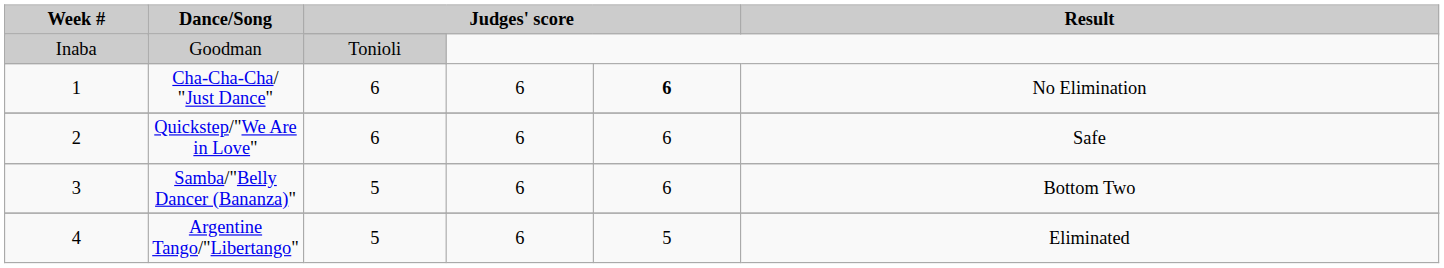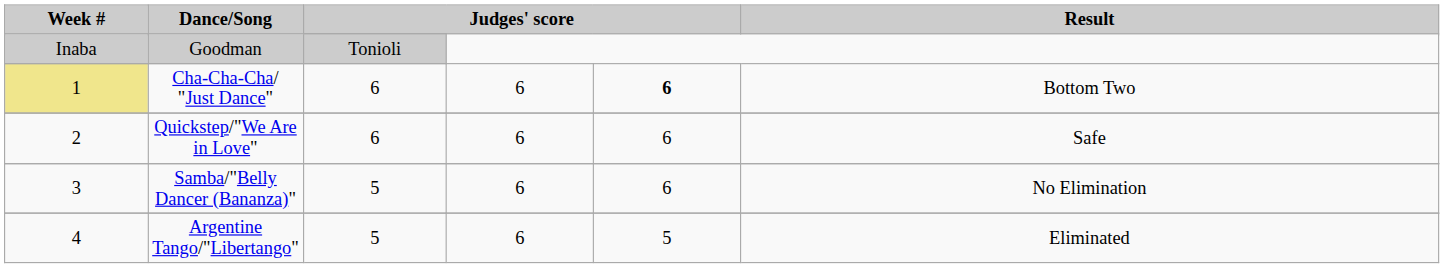(76, 88) no background -> (76, 88) khaki background
(1089, 88) No Elimination -> (1089, 88) Bottom Two
(1089, 187) Bottom Two -> (1089, 187) No Elimination
